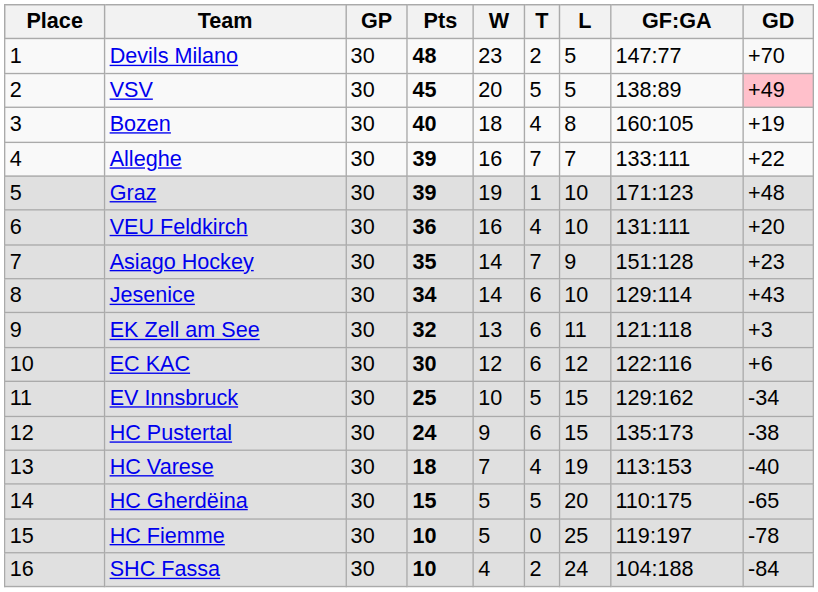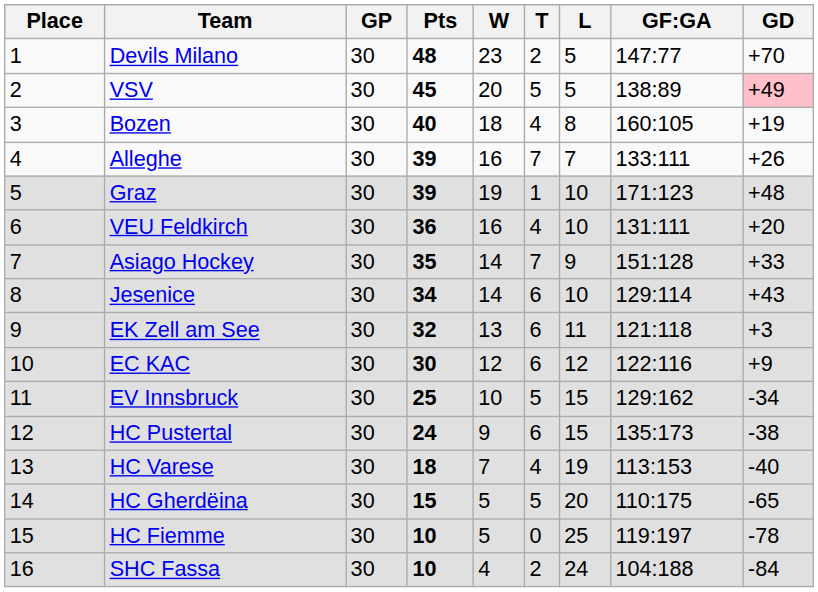(766, 158) +22 -> (766, 158) +26
(766, 261) +23 -> (766, 261) +33
(760, 364) +6 -> (760, 364) +9
